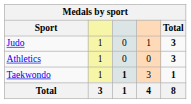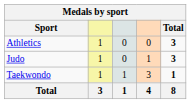rows swapped: (24, 59) <-> (16, 44)
(124, 75) bold -> (124, 75) normal
